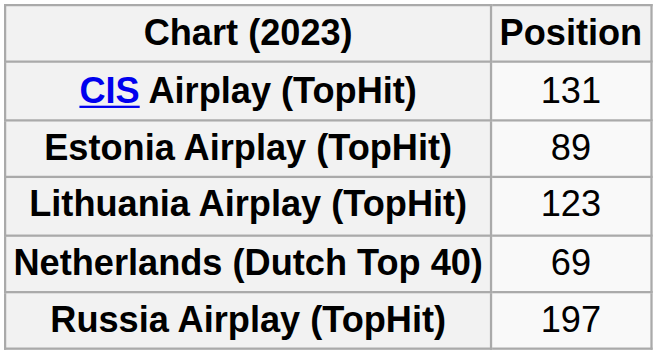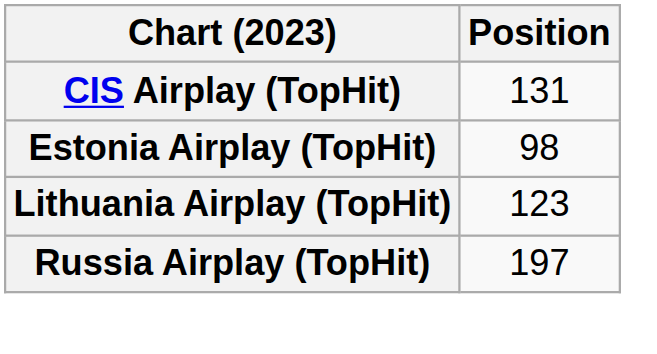(571, 147) 89 -> (539, 147) 98
- row: (248, 262)
